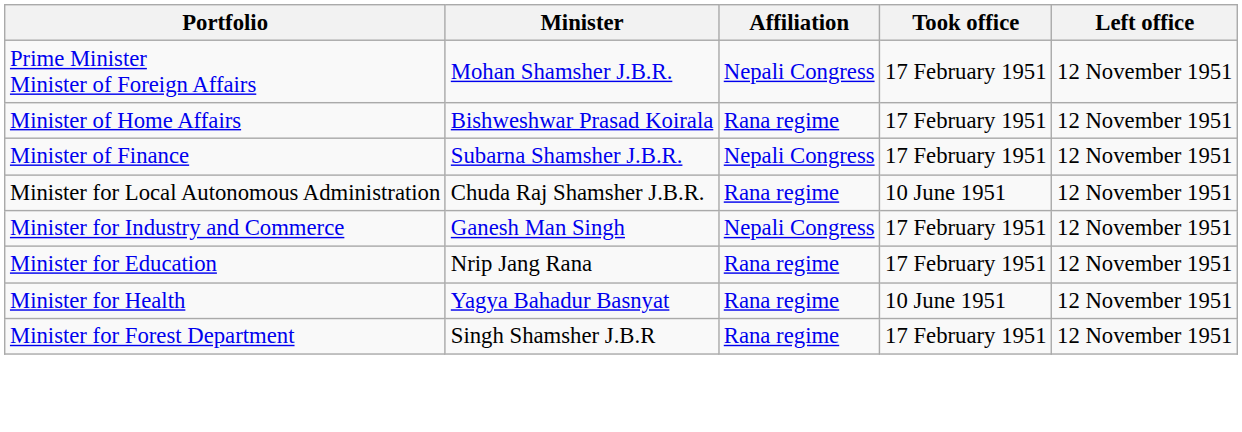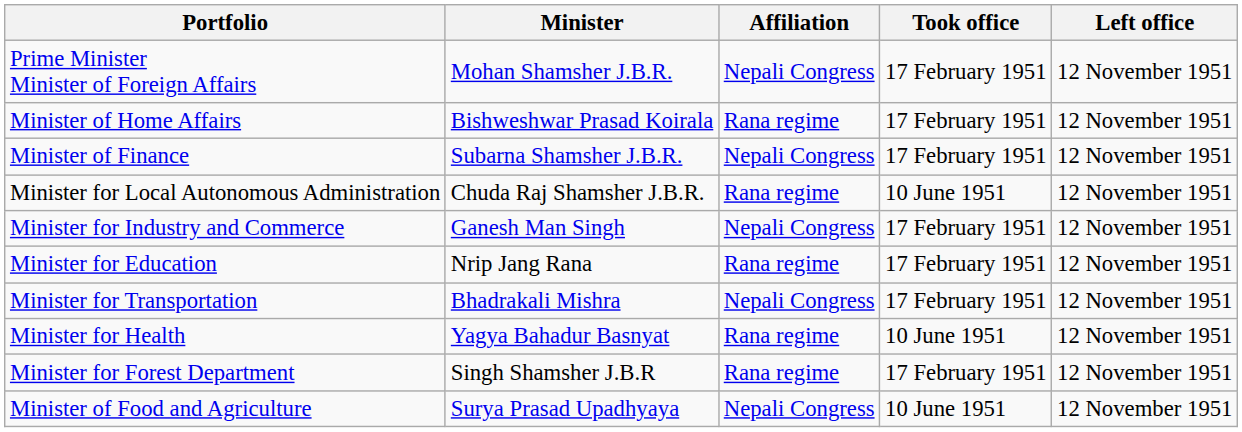+ row: (134, 300)
+ row: (161, 408)
